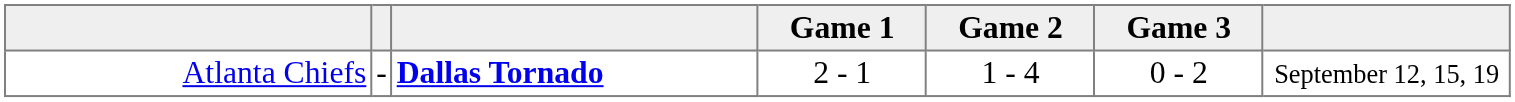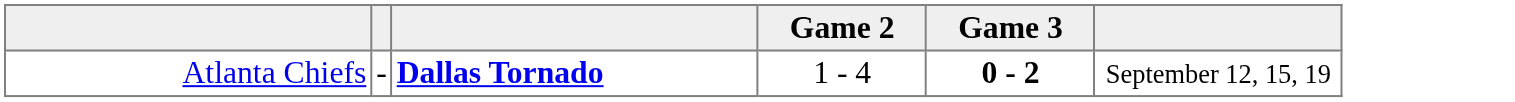- column: (842, 27)
(1179, 72) normal -> (1010, 72) bold
